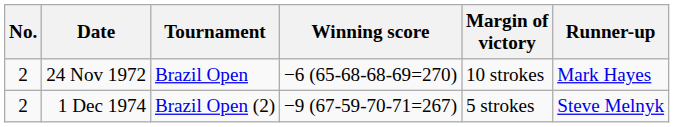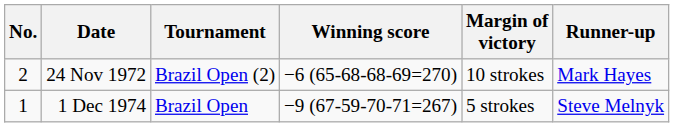(201, 74) Brazil Open -> (215, 74) Brazil Open (2)
(23, 106) 2 -> (23, 106) 1
(215, 106) Brazil Open (2) -> (201, 106) Brazil Open
